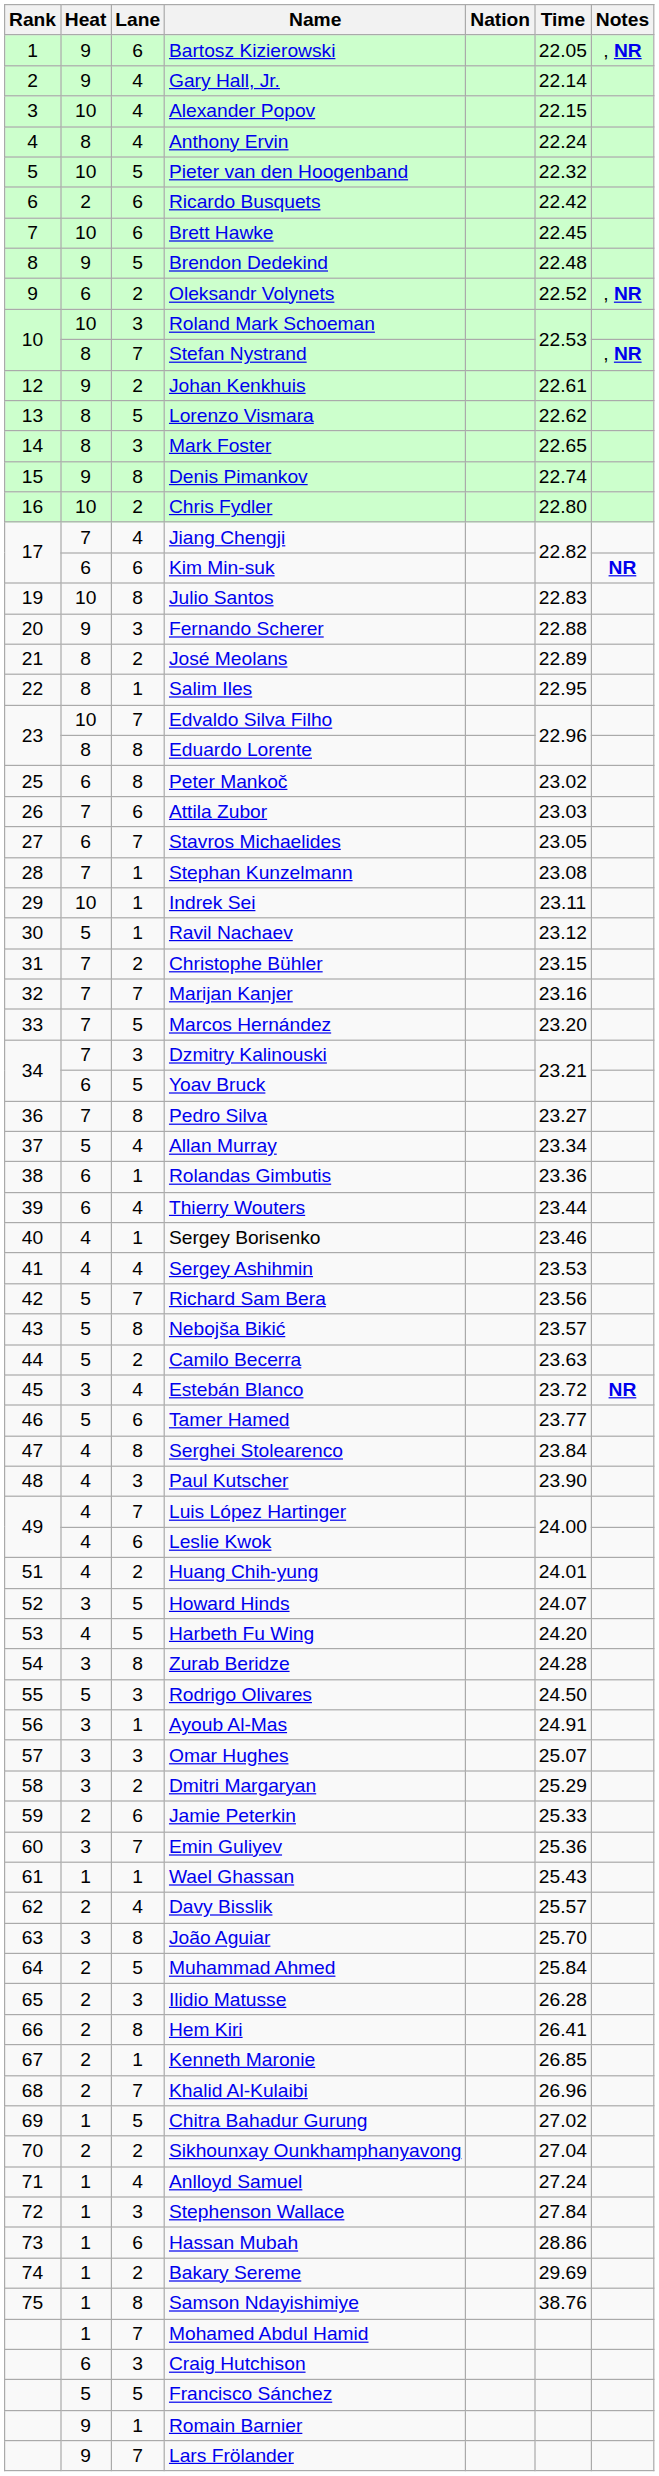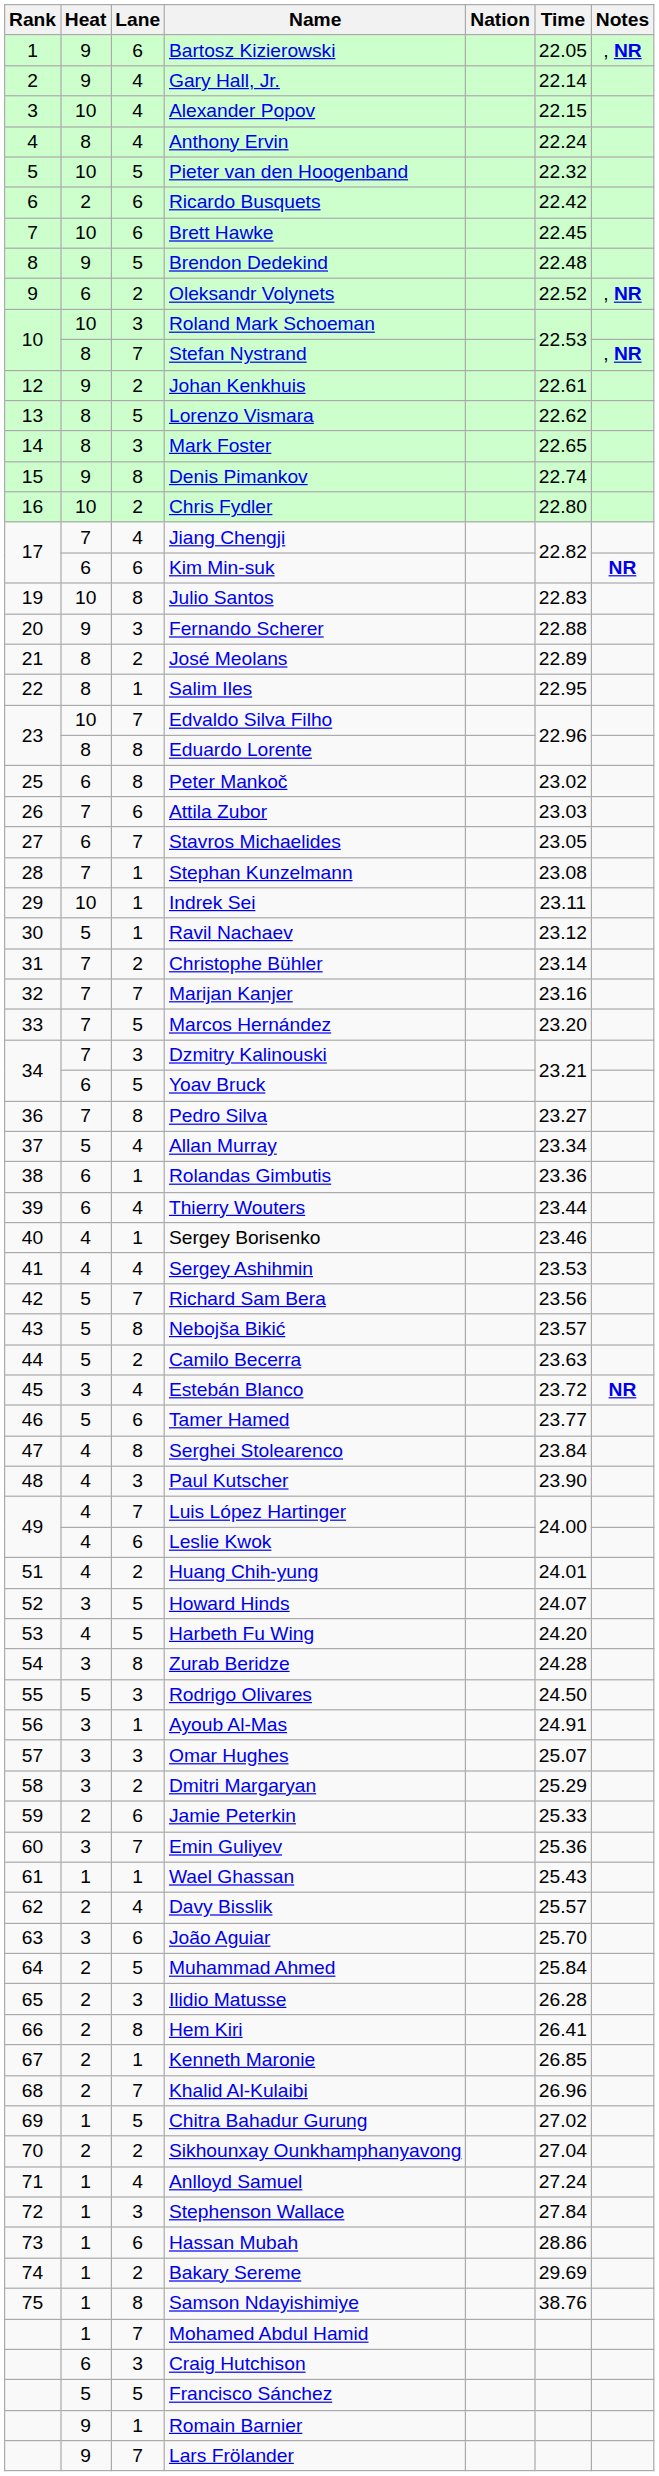(563, 963) 23.15 -> (563, 963) 23.14
(138, 1938) 8 -> (138, 1938) 6
